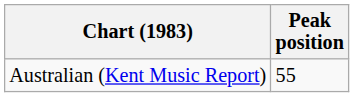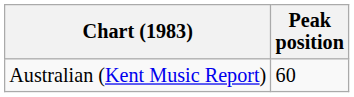(286, 75) 55 -> (286, 75) 60
